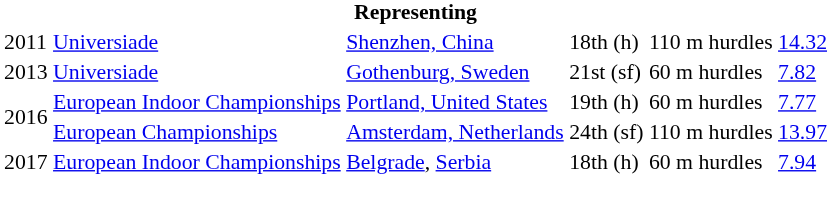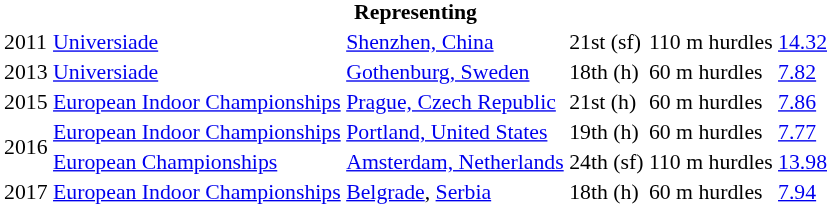(604, 42) 18th (h) -> (605, 42) 21st (sf)
(605, 71) 21st (sf) -> (604, 71) 18th (h)
+ row: (451, 101)
(803, 131) 13.97 -> (803, 161) 13.98
